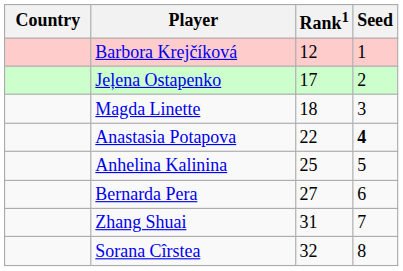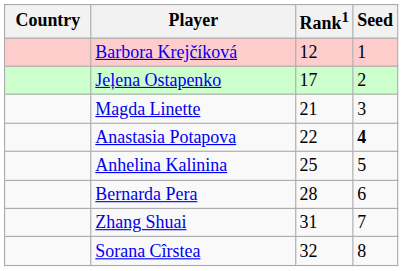(309, 108) 18 -> (309, 108) 21
(309, 194) 27 -> (309, 194) 28
